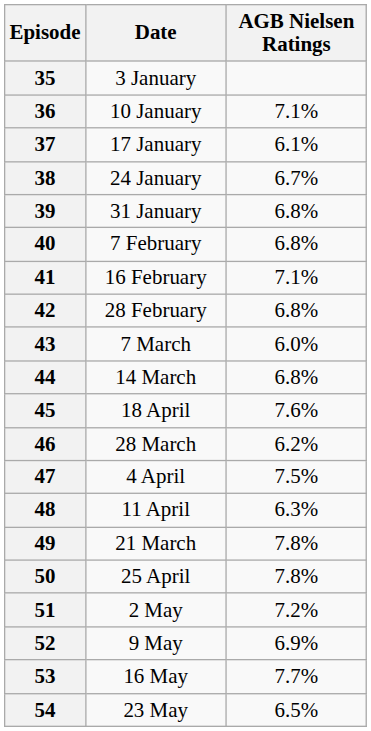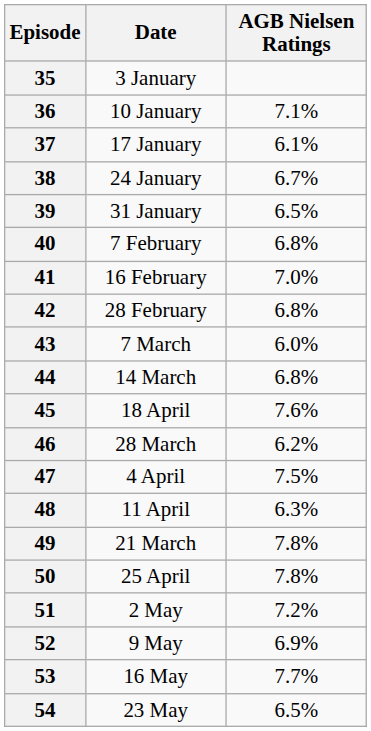(296, 210) 6.8% -> (296, 210) 6.5%
(296, 277) 7.1% -> (296, 277) 7.0%
